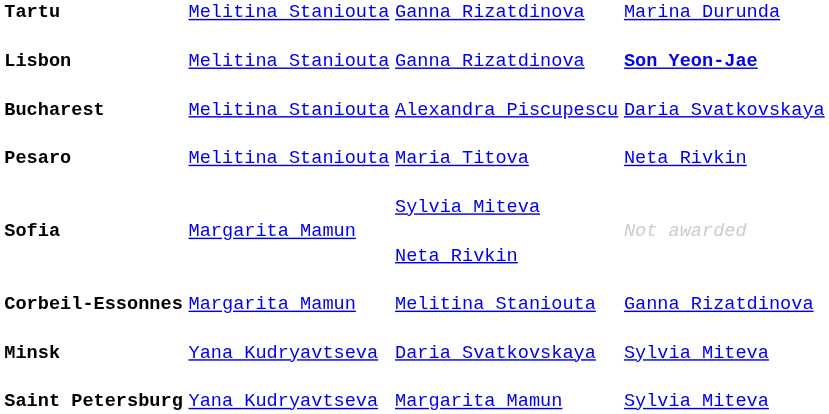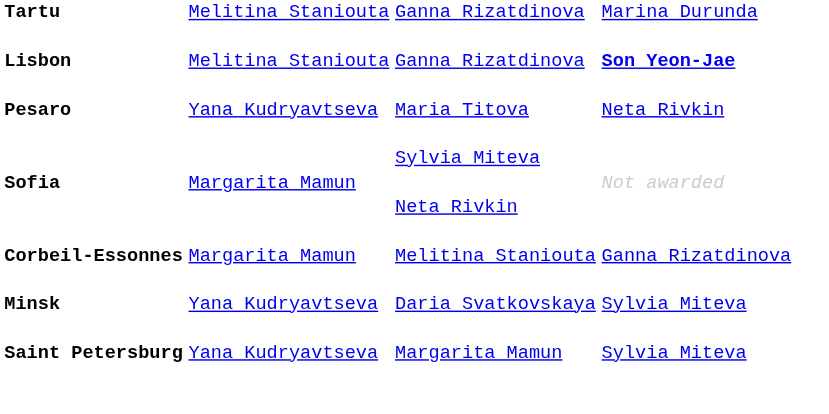- row: (54, 109)
(289, 158) Melitina Staniouta -> (283, 109) Yana Kudryavtseva
